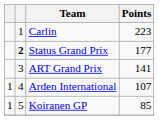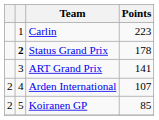(143, 50) 177 -> (143, 50) 178
(10, 86) 1 -> (10, 86) 2
(10, 105) 1 -> (10, 105) 2
